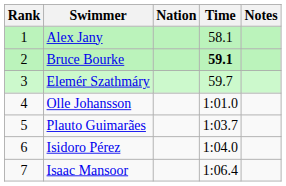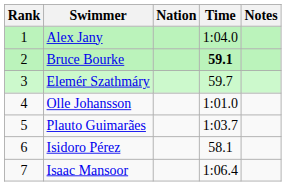(220, 37) 58.1 -> (220, 37) 1:04.0
(220, 147) 1:04.0 -> (220, 147) 58.1
